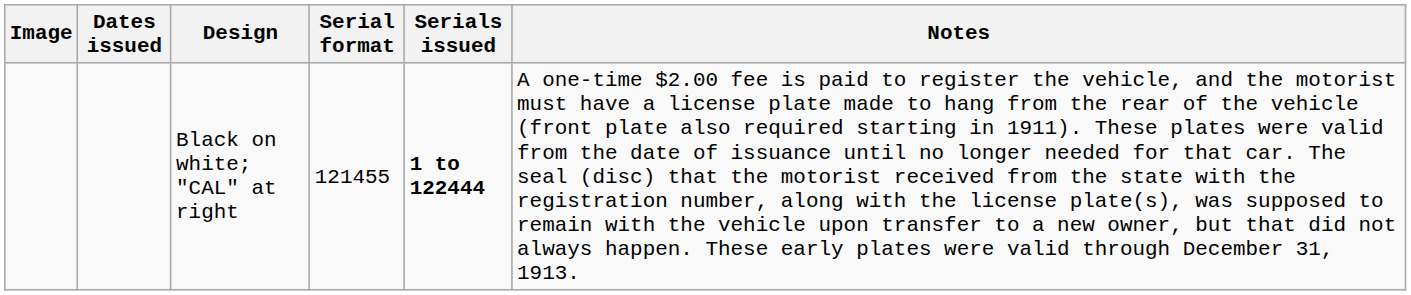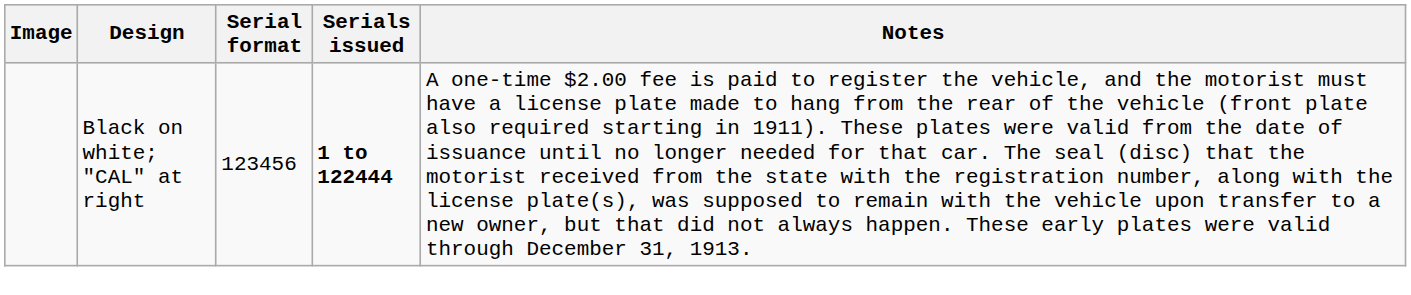- column: (124, 34)
(352, 177) 121455 -> (259, 165) 123456
